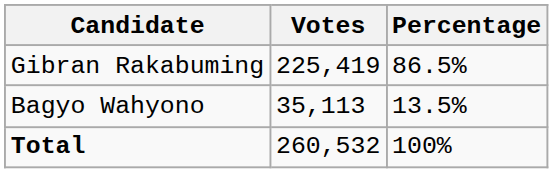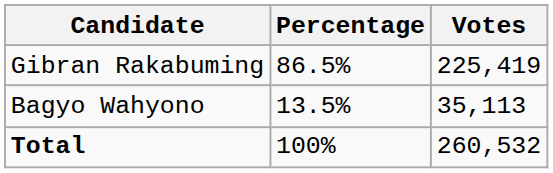columns swapped: (328, 25) <-> (467, 25)
